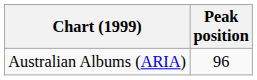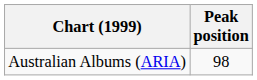(221, 61) 96 -> (221, 61) 98
